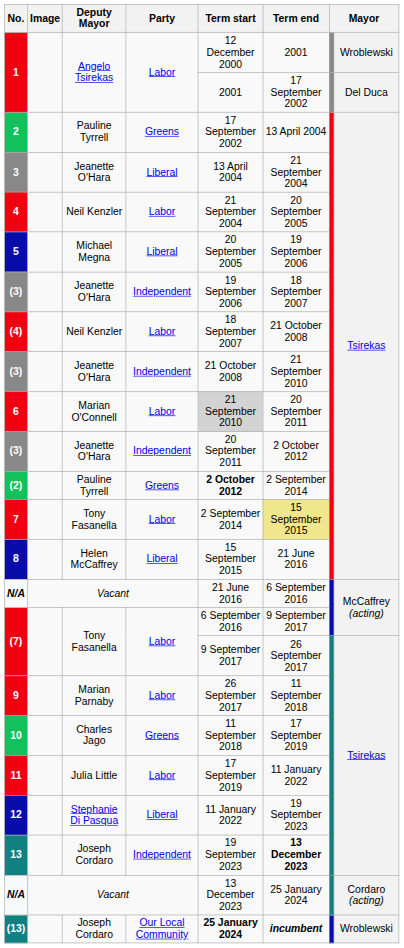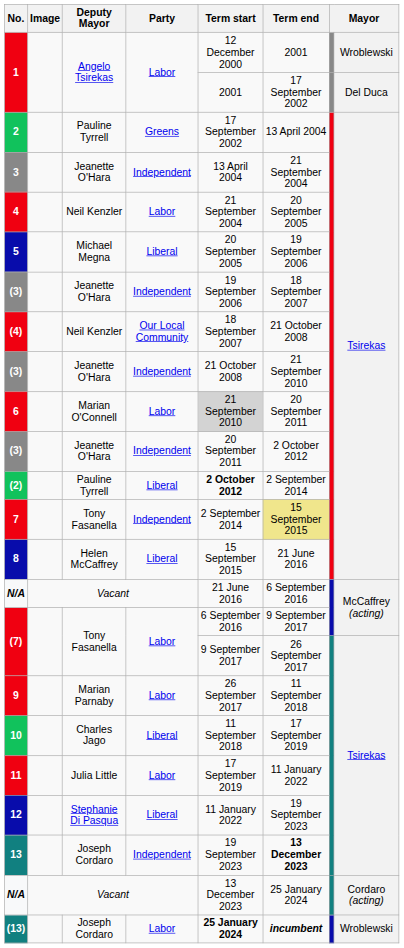(162, 172) Liberal -> (162, 172) Independent
(162, 331) Labor -> (162, 331) Our Local Community
(162, 485) Greens -> (162, 485) Liberal
(162, 519) Labor -> (162, 519) Independent
(162, 735) Greens -> (162, 735) Liberal
(162, 929) Our Local Community -> (162, 929) Labor
